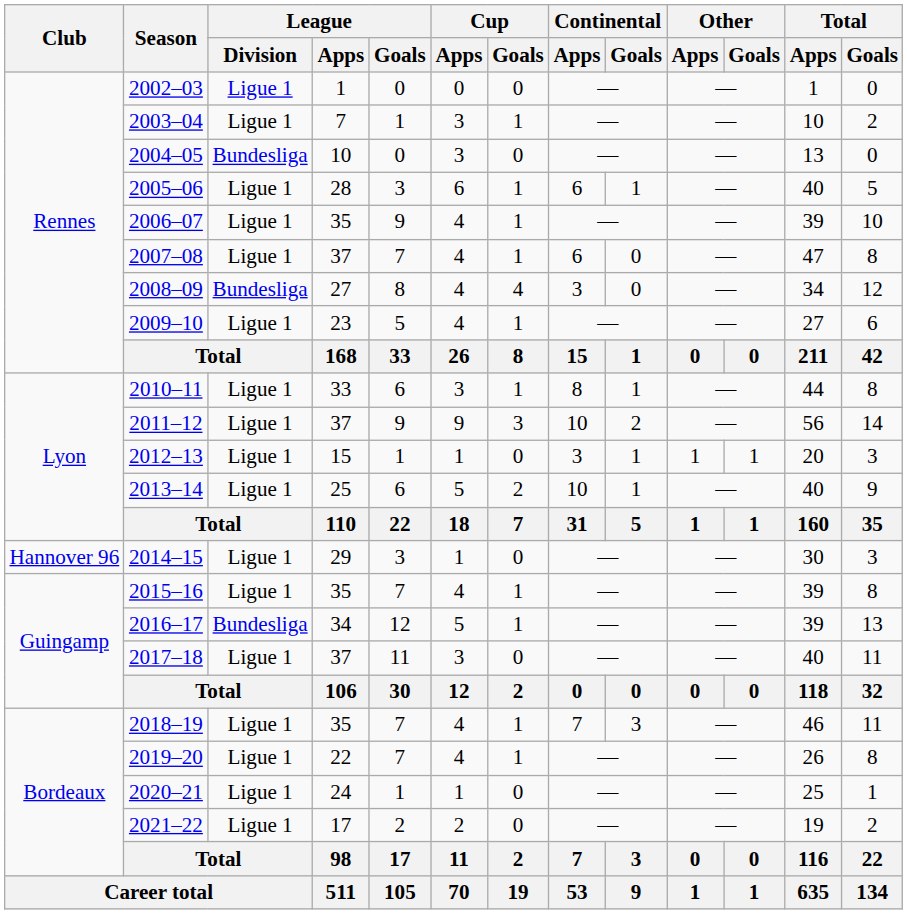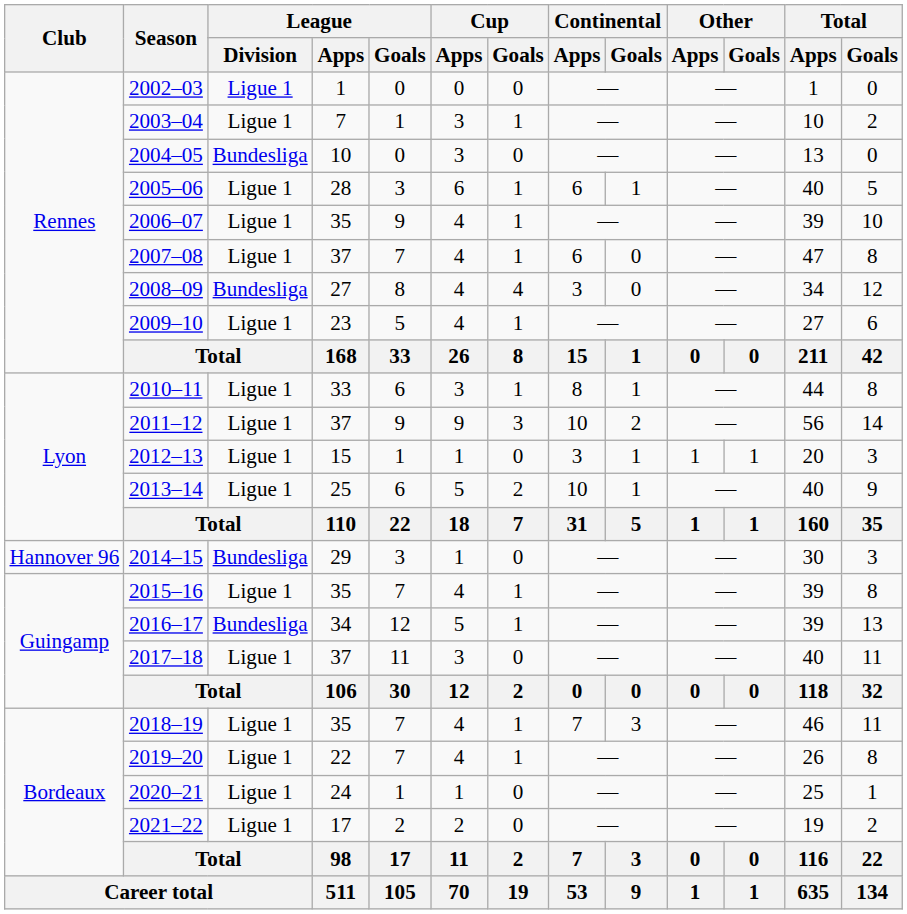(260, 557) Ligue 1 -> (260, 557) Bundesliga
